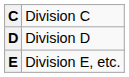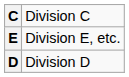rows swapped: (13, 38) <-> (13, 61)
